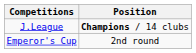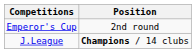rows swapped: (42, 26) <-> (42, 41)
